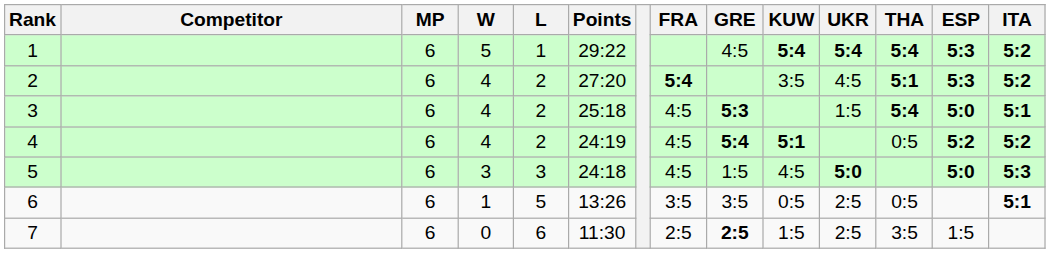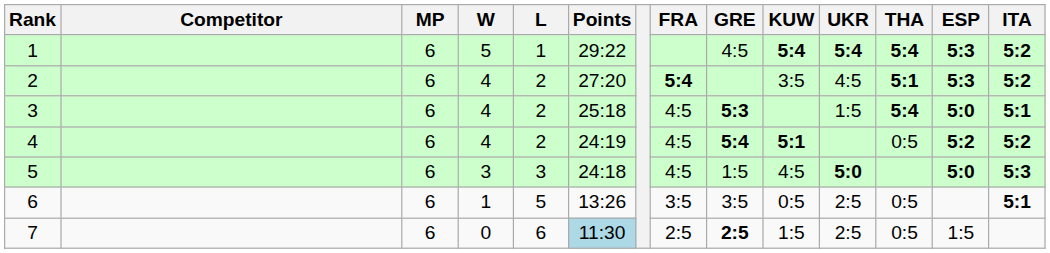(602, 232) no background -> (602, 232) lightblue background
(904, 232) 3:5 -> (904, 232) 0:5
